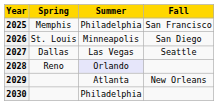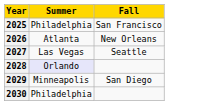- column: (54, 11)
(111, 39) Minneapolis -> (61, 39) Atlanta
(179, 39) San Diego -> (129, 39) New Orleans
(111, 80) Atlanta -> (61, 80) Minneapolis
(179, 80) New Orleans -> (129, 80) San Diego
